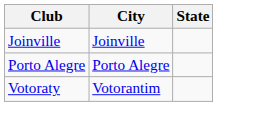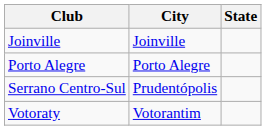+ row: (67, 88)
